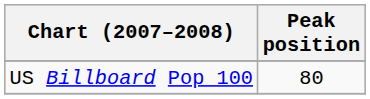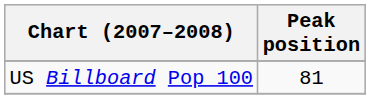(311, 78) 80 -> (311, 78) 81
